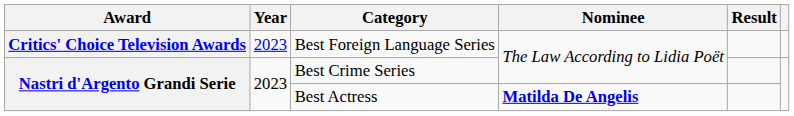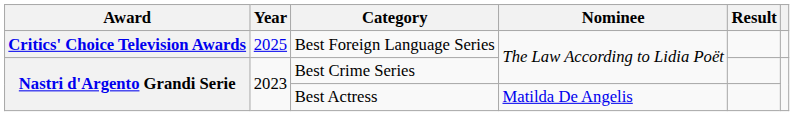(270, 44) 2023 -> (270, 44) 2025
(570, 96) bold -> (568, 96) normal
